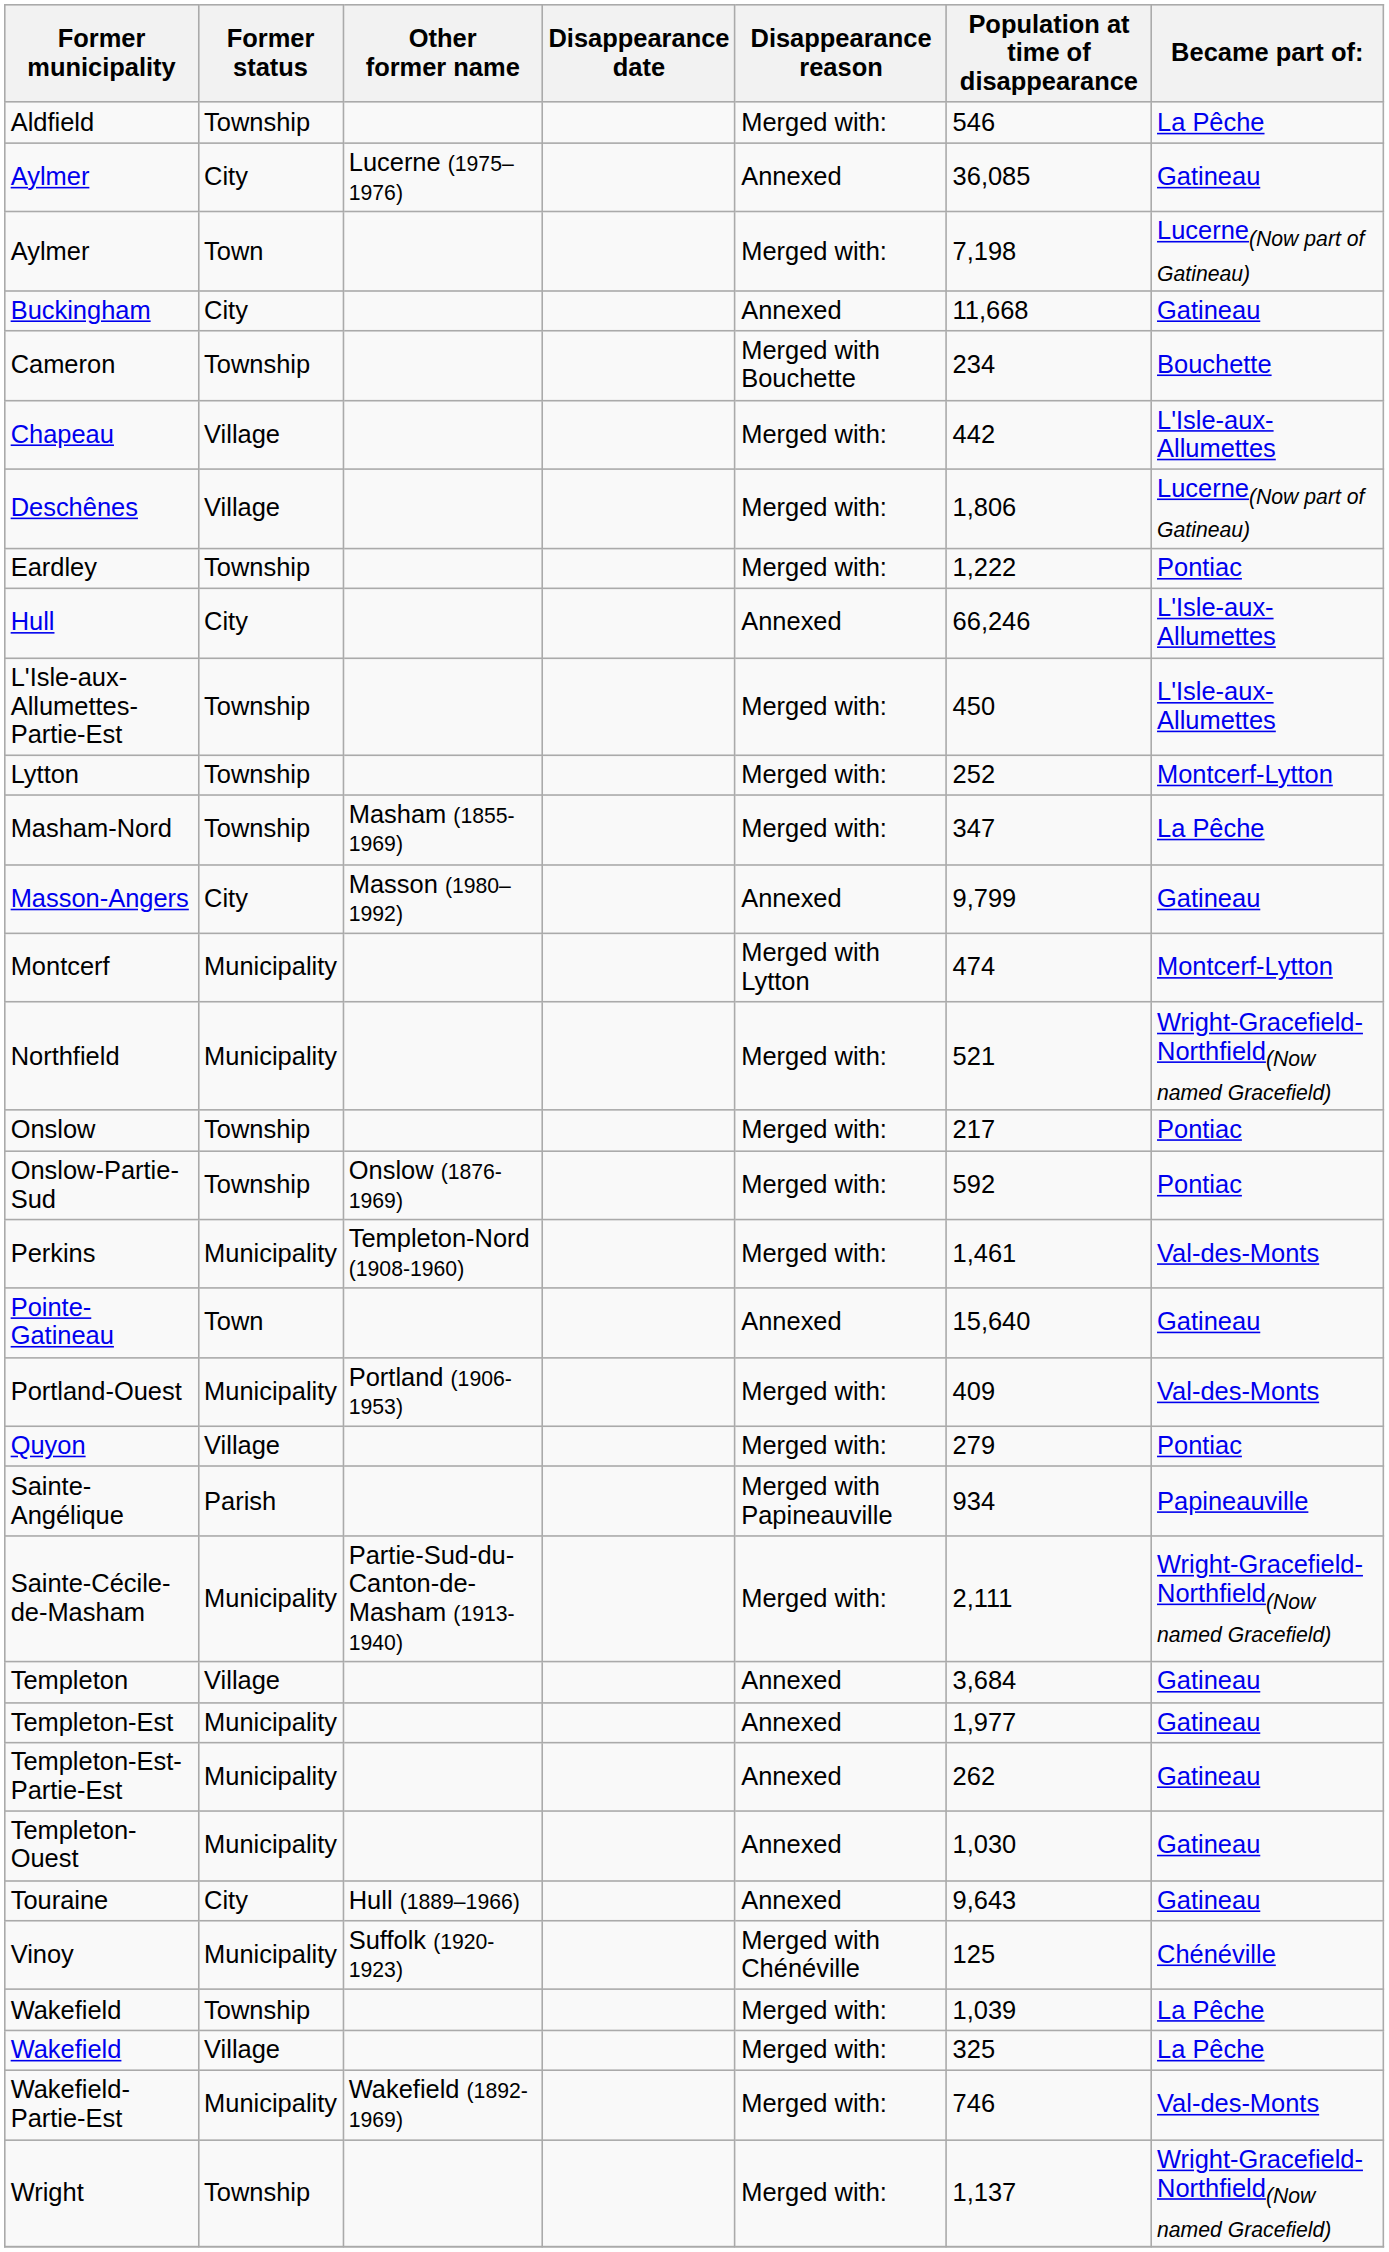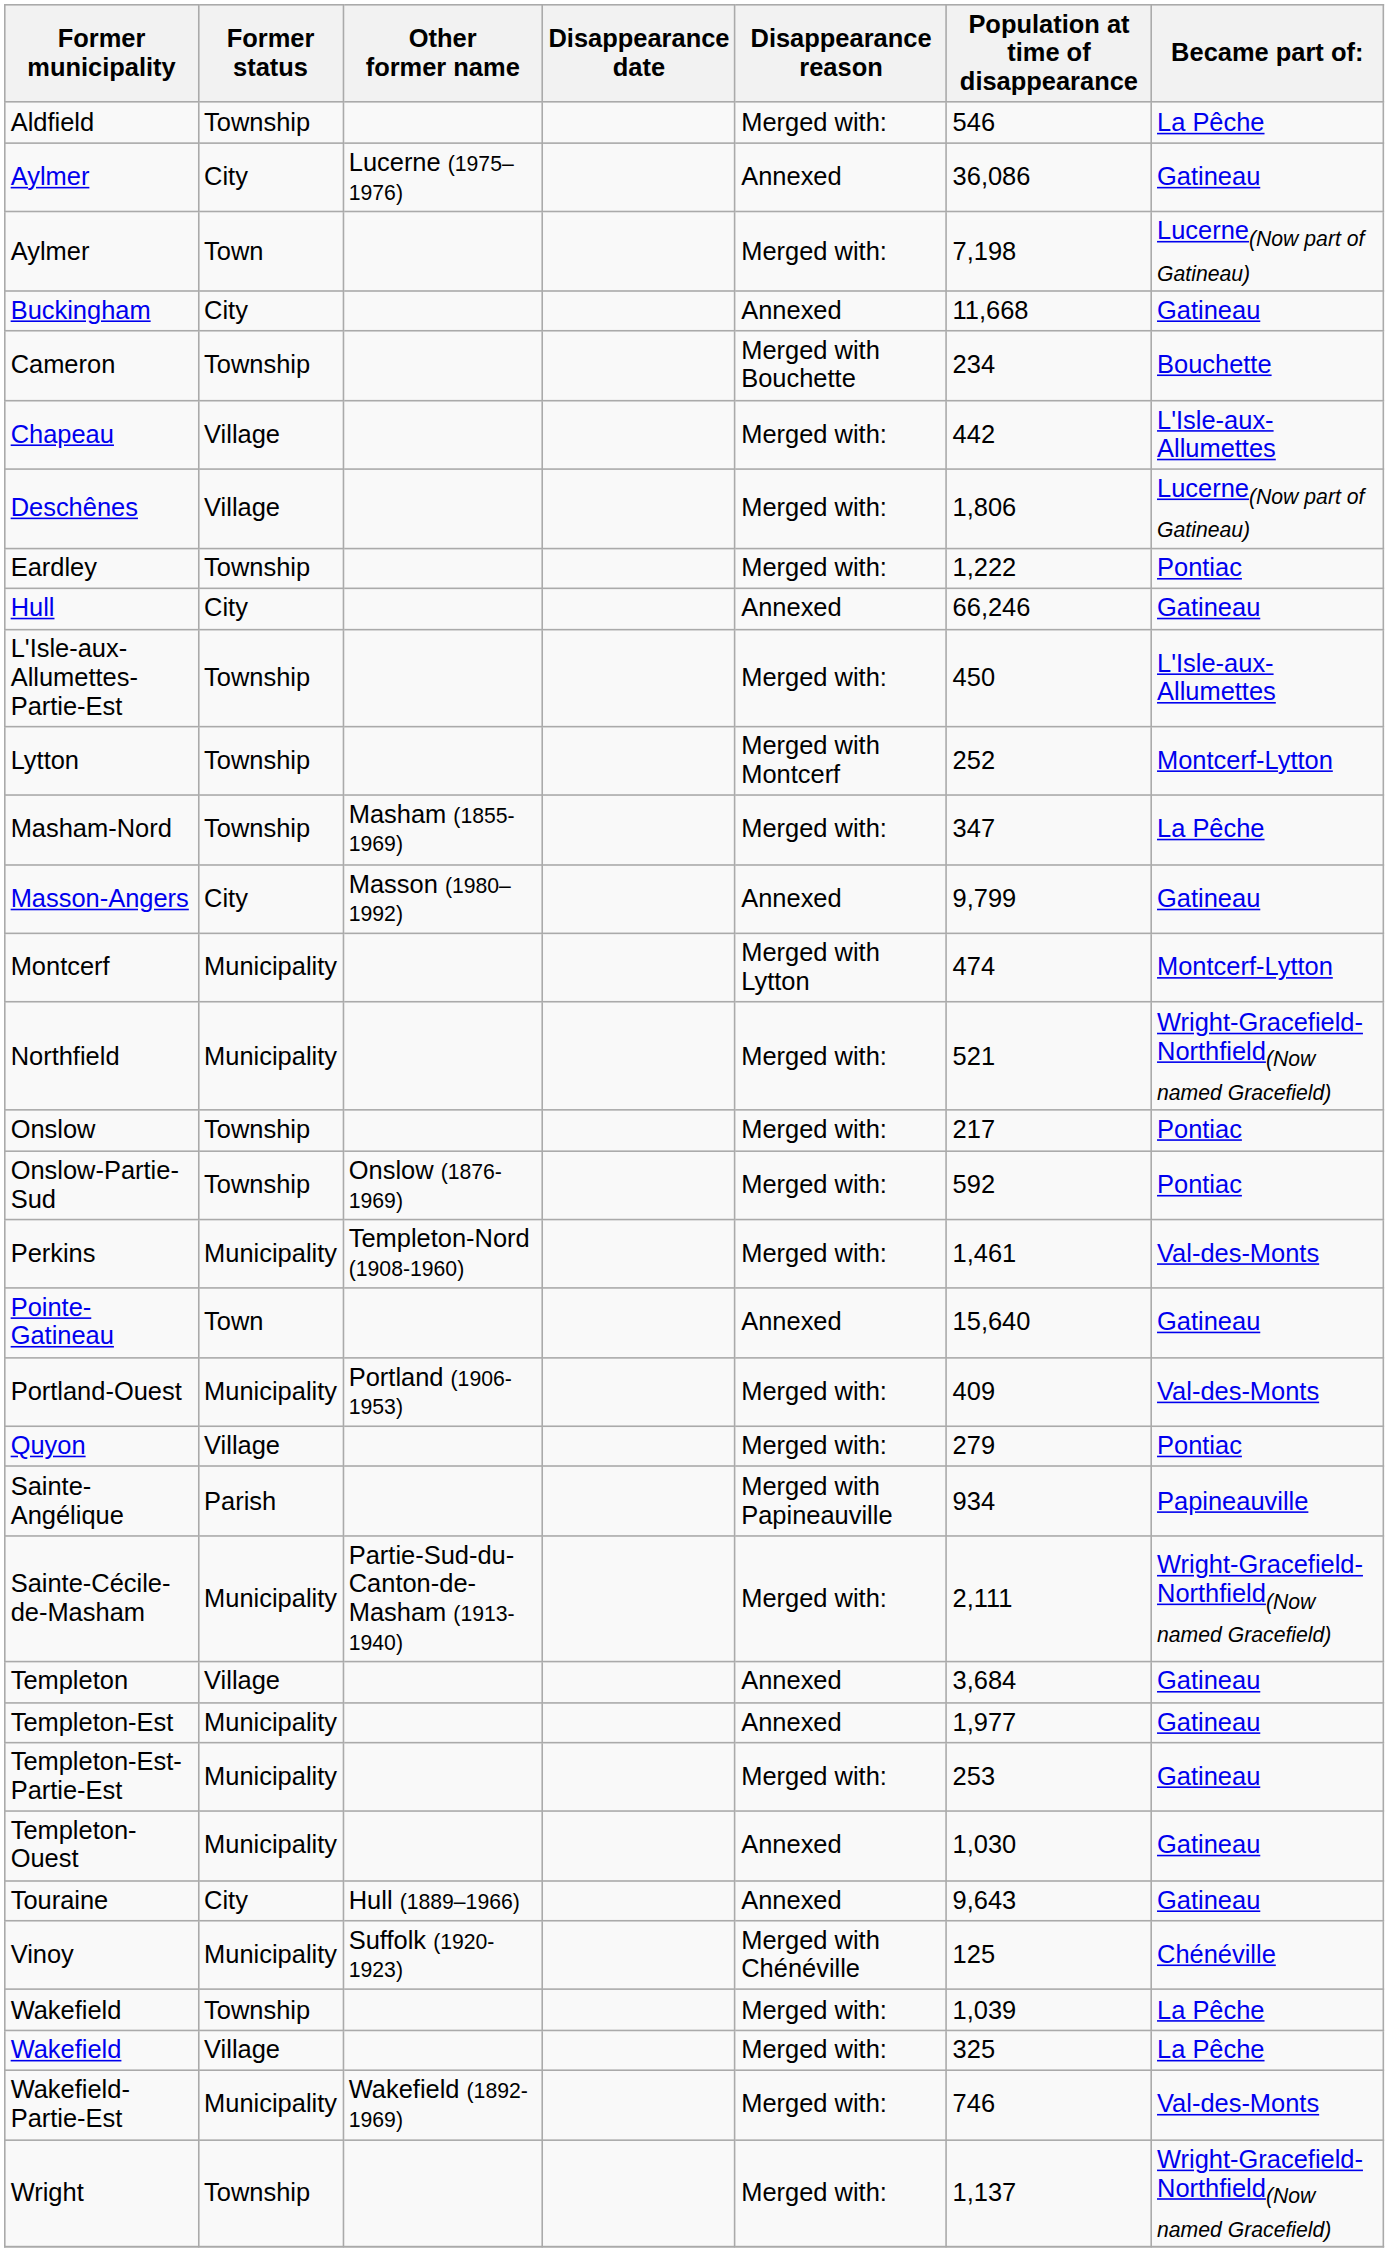(991, 176) 36,085 -> (991, 176) 36,086
(1216, 622) L'Isle-aux-Allumettes -> (1209, 608) Gatineau
(814, 774) Merged with: -> (811, 760) Merged with Montcerf
(791, 1776) Annexed -> (814, 1776) Merged with:
(974, 1776) 262 -> (974, 1776) 253
